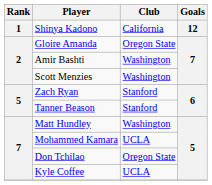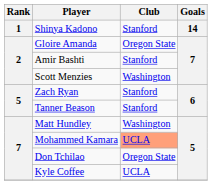(143, 28) California -> (140, 28) Stanford
(192, 28) 12 -> (192, 28) 14
(147, 60) Washington -> (140, 60) Stanford
(136, 140) no background -> (136, 140) lightsalmon background
